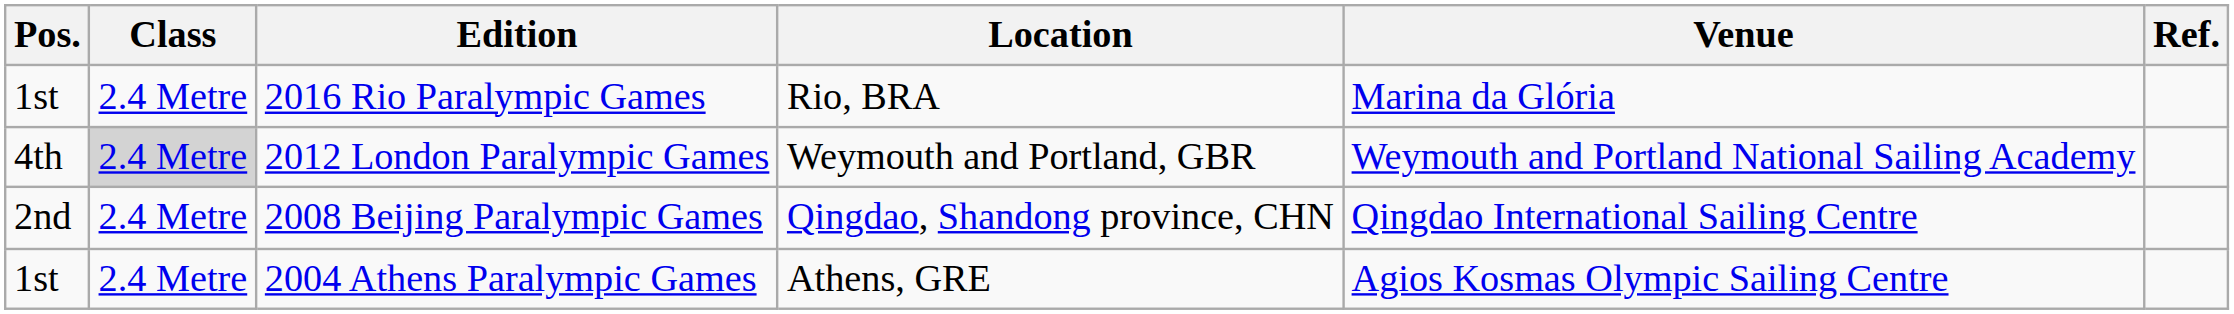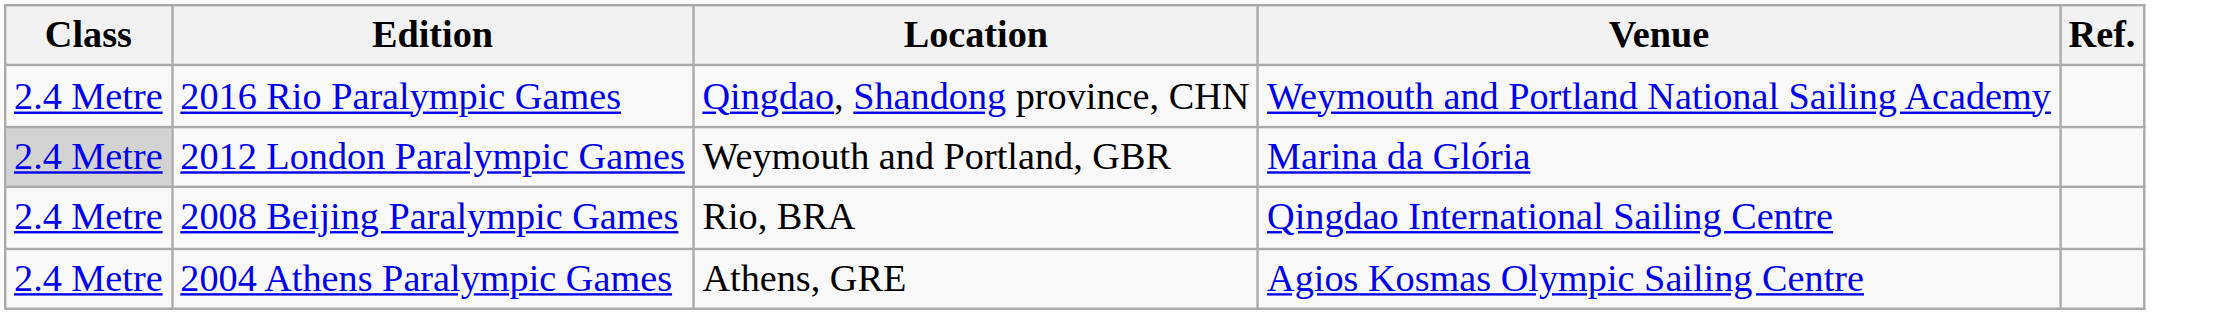- column: (47, 34)
(863, 95) Rio, BRA -> (976, 95) Qingdao, Shandong province, CHN
(1483, 95) Marina da Glória -> (1659, 95) Weymouth and Portland National Sailing Academy
(1744, 156) Weymouth and Portland National Sailing Academy -> (1399, 156) Marina da Glória
(1060, 216) Qingdao, Shandong province, CHN -> (779, 216) Rio, BRA
